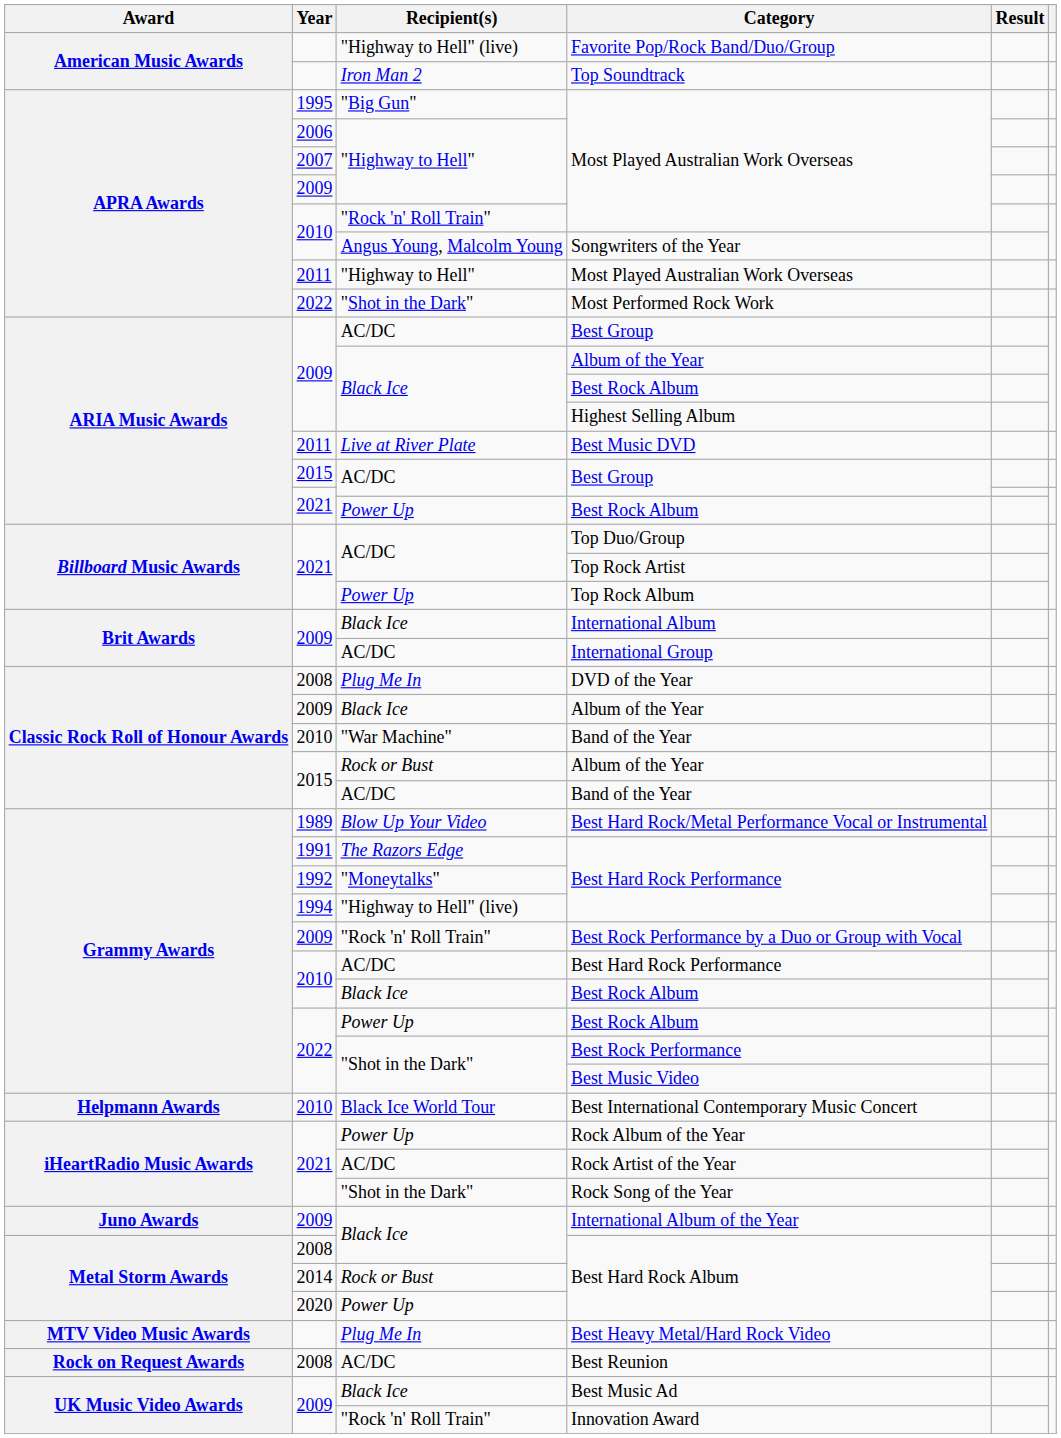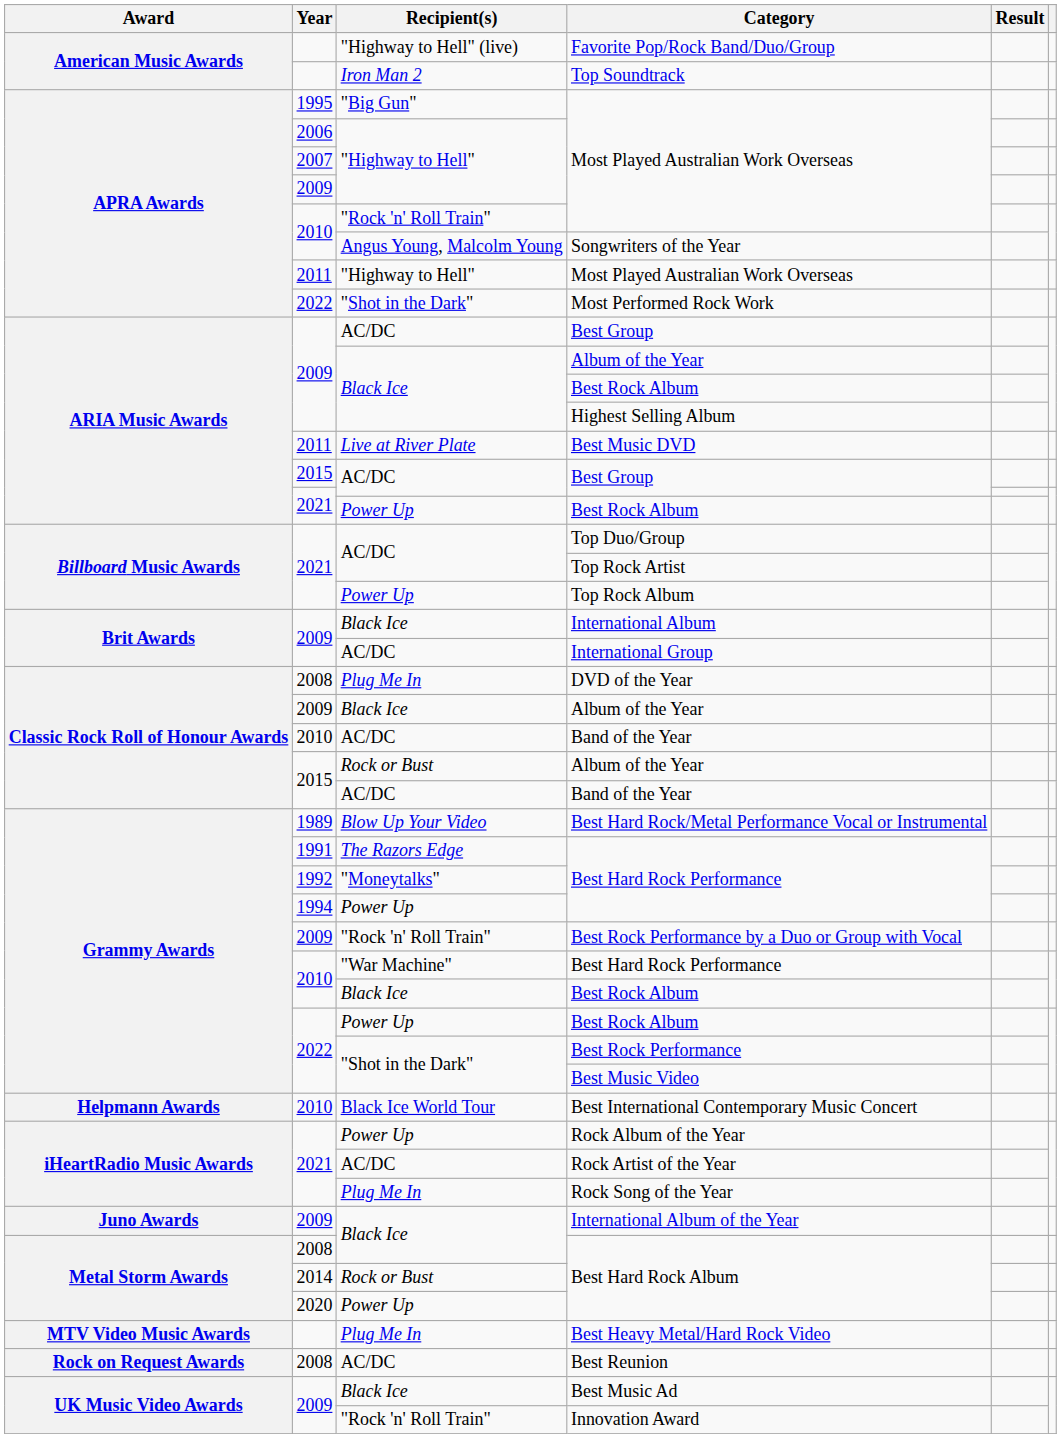(396, 737) "War Machine" -> (368, 737) AC/DC
(429, 907) "Highway to Hell" (live) -> (377, 907) Power Up
(368, 964) AC/DC -> (396, 964) "War Machine"
(407, 1192) "Shot in the Dark" -> (381, 1192) Plug Me In
